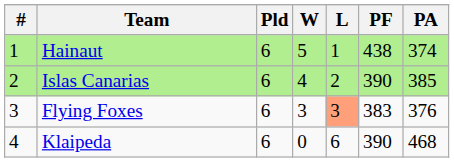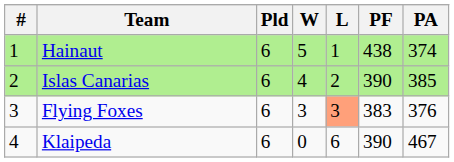(422, 141) 468 -> (422, 141) 467
